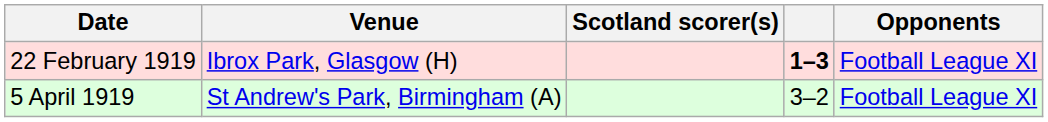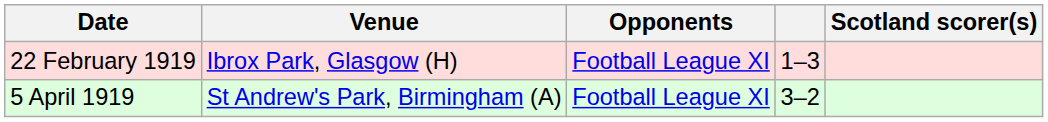columns swapped: (938, 23) <-> (676, 23)
(809, 60) bold -> (800, 60) normal
